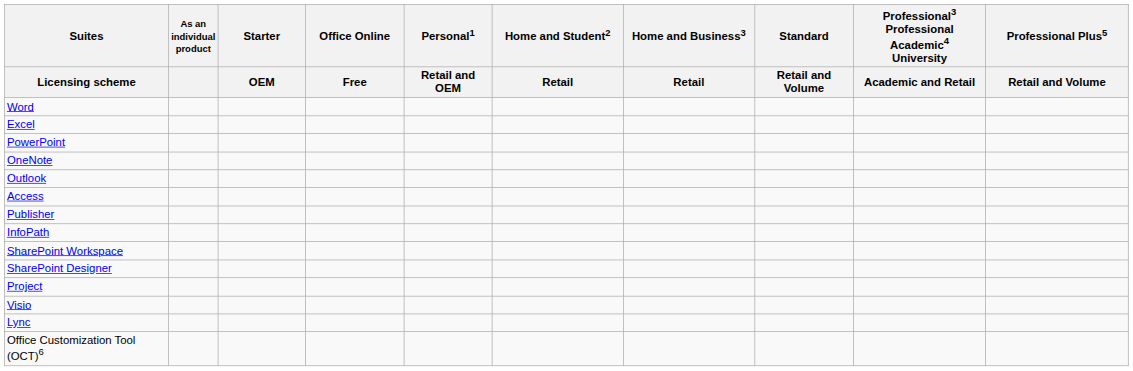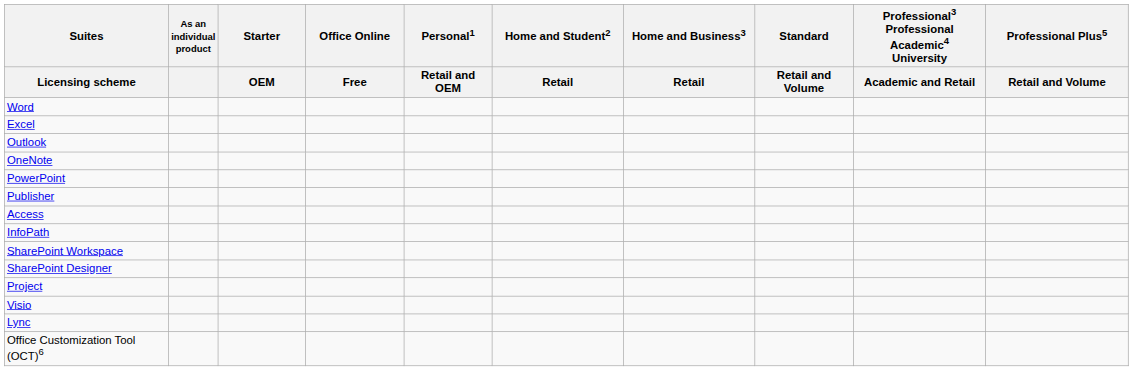rows swapped: (36, 142) <-> (27, 178)
rows swapped: (31, 214) <-> (25, 196)
